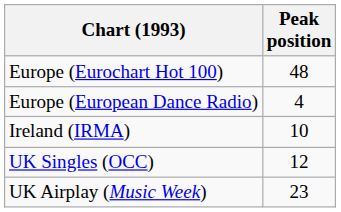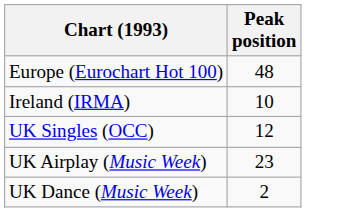- row: (133, 101)
+ row: (104, 191)
